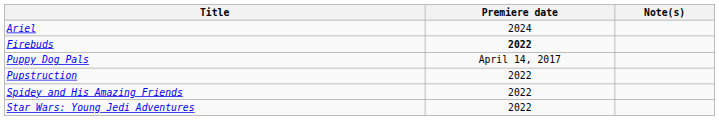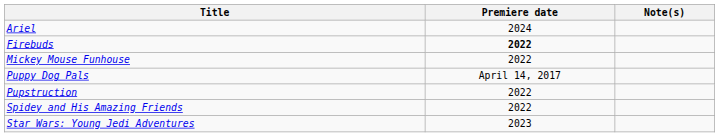+ row: (68, 60)
(520, 108) 2022 -> (520, 124) 2023
